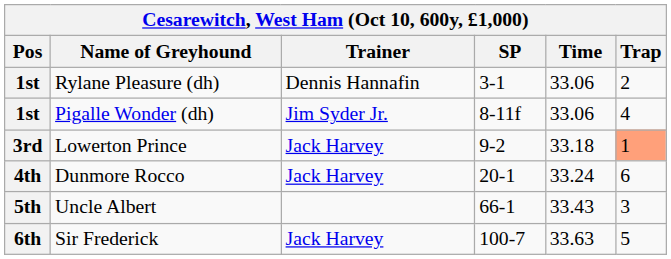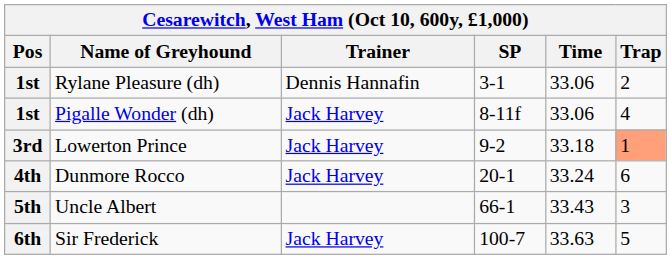(337, 113) Jim Syder Jr. -> (334, 113) Jack Harvey
